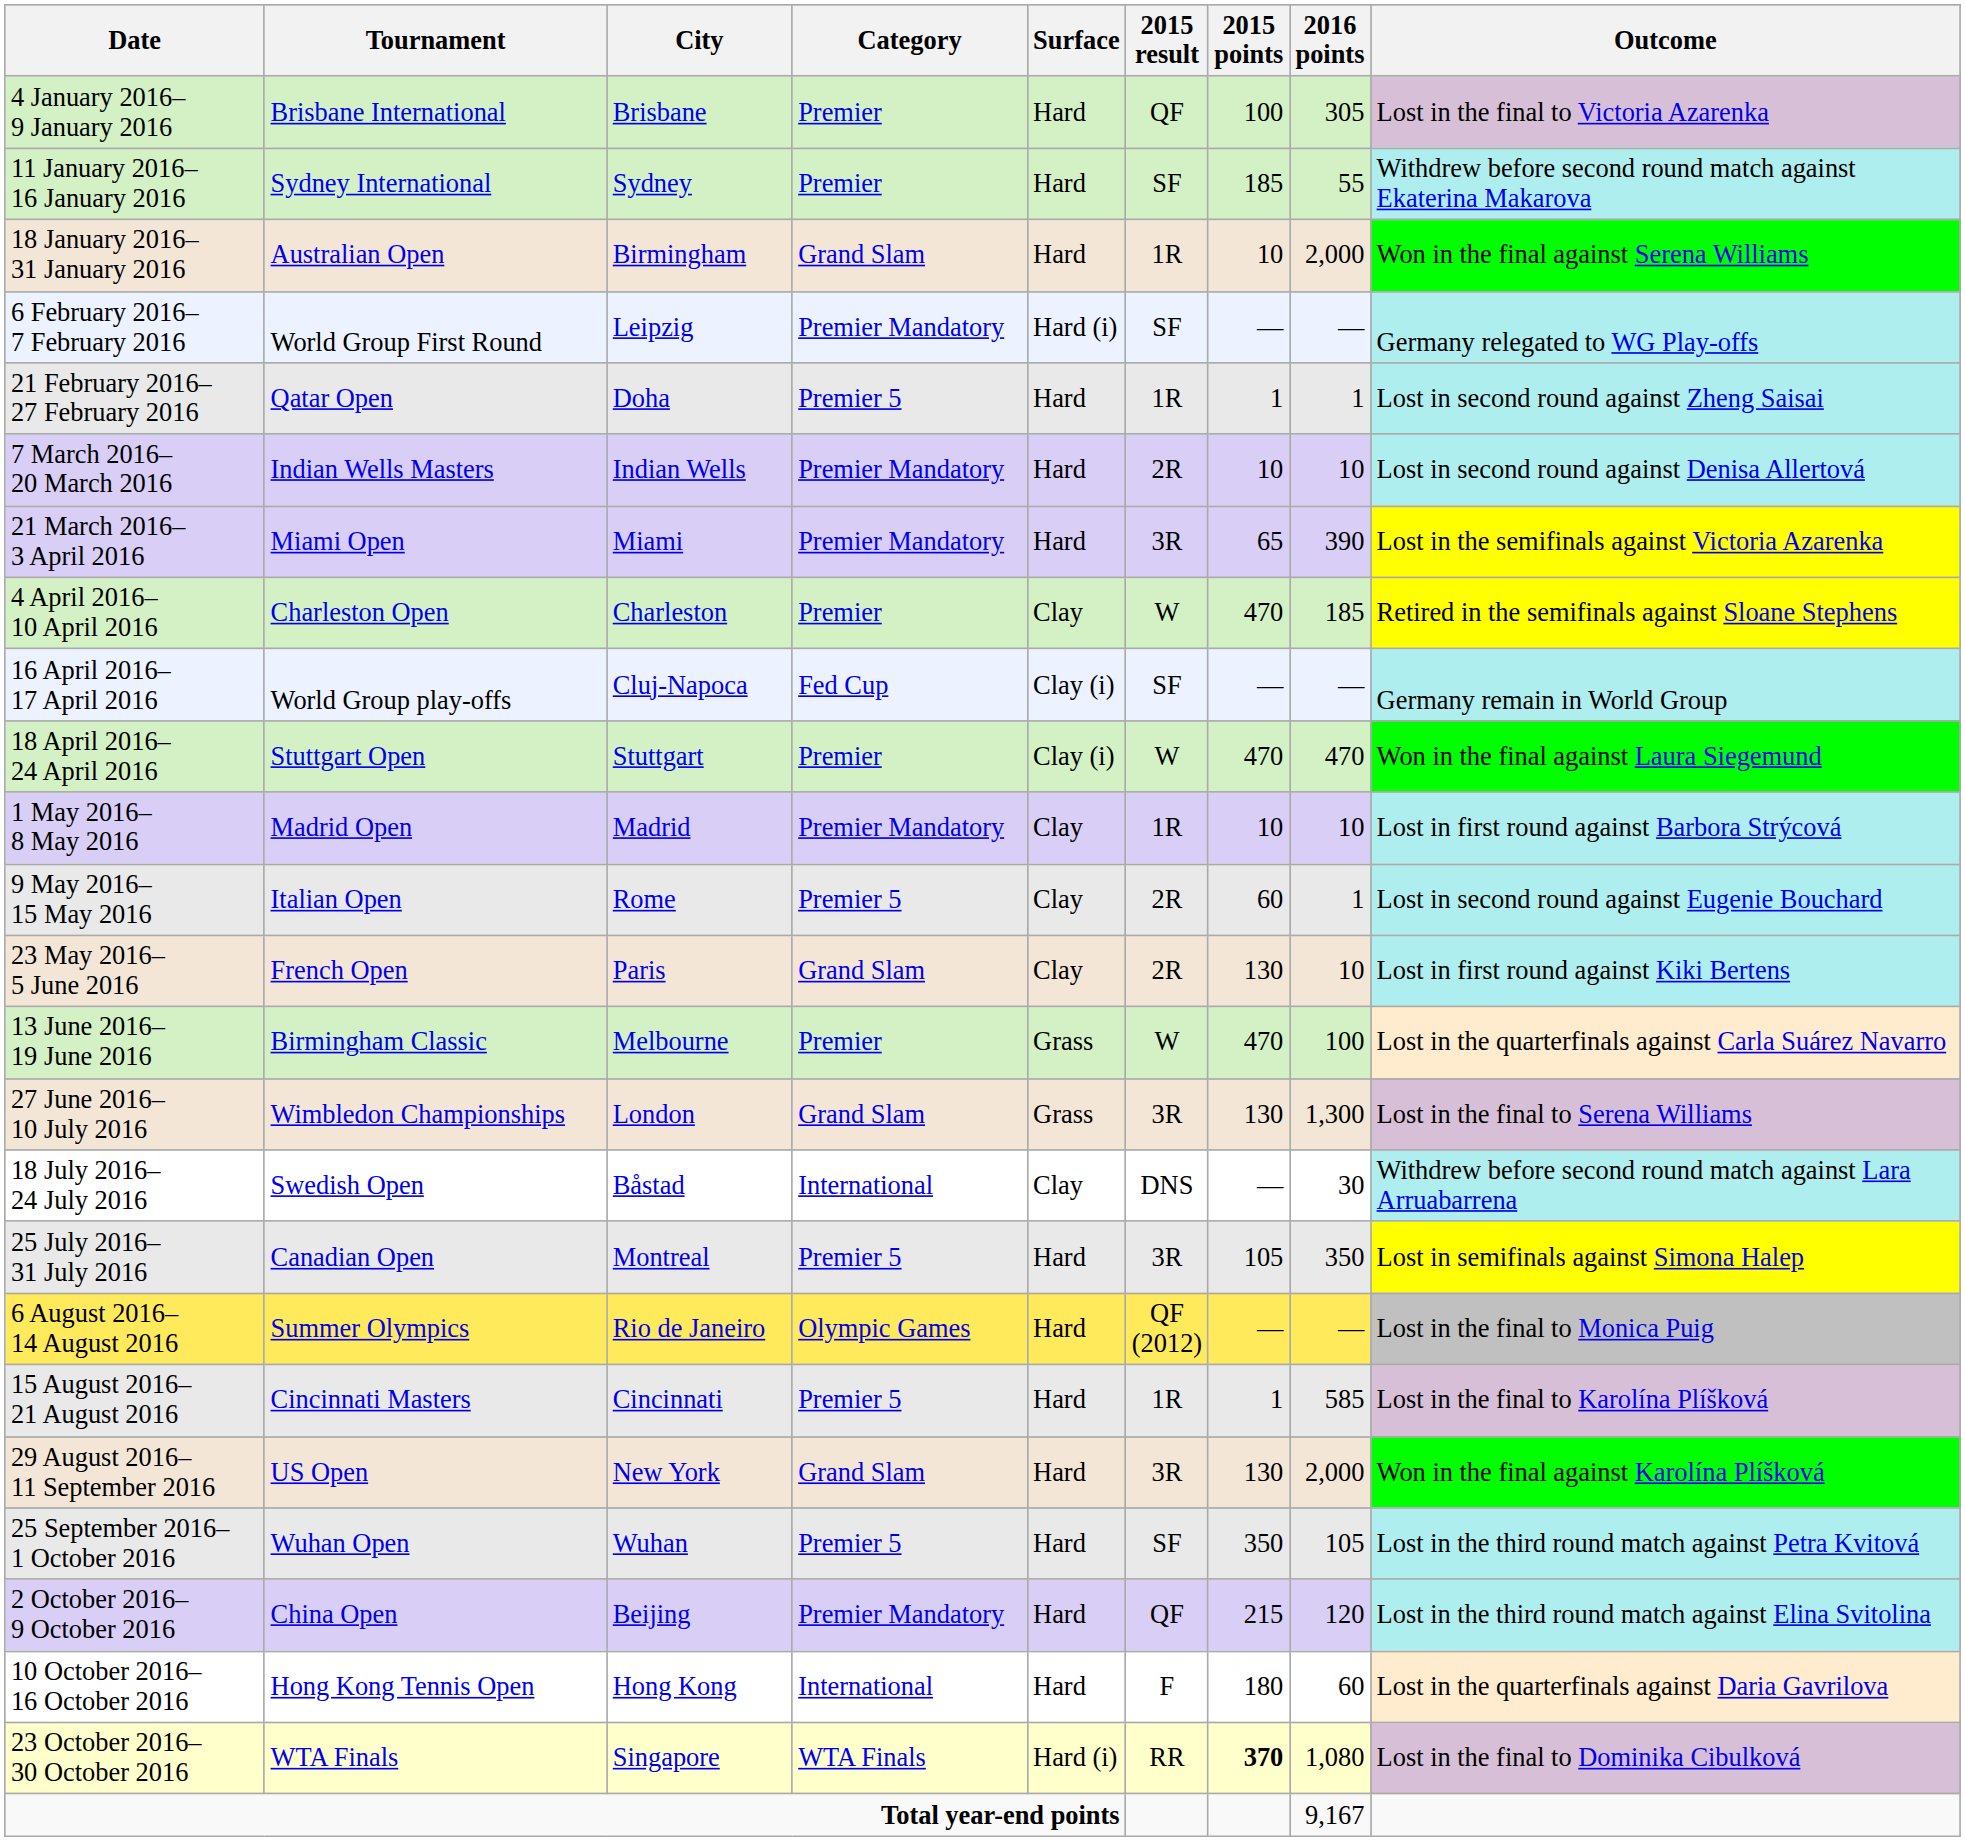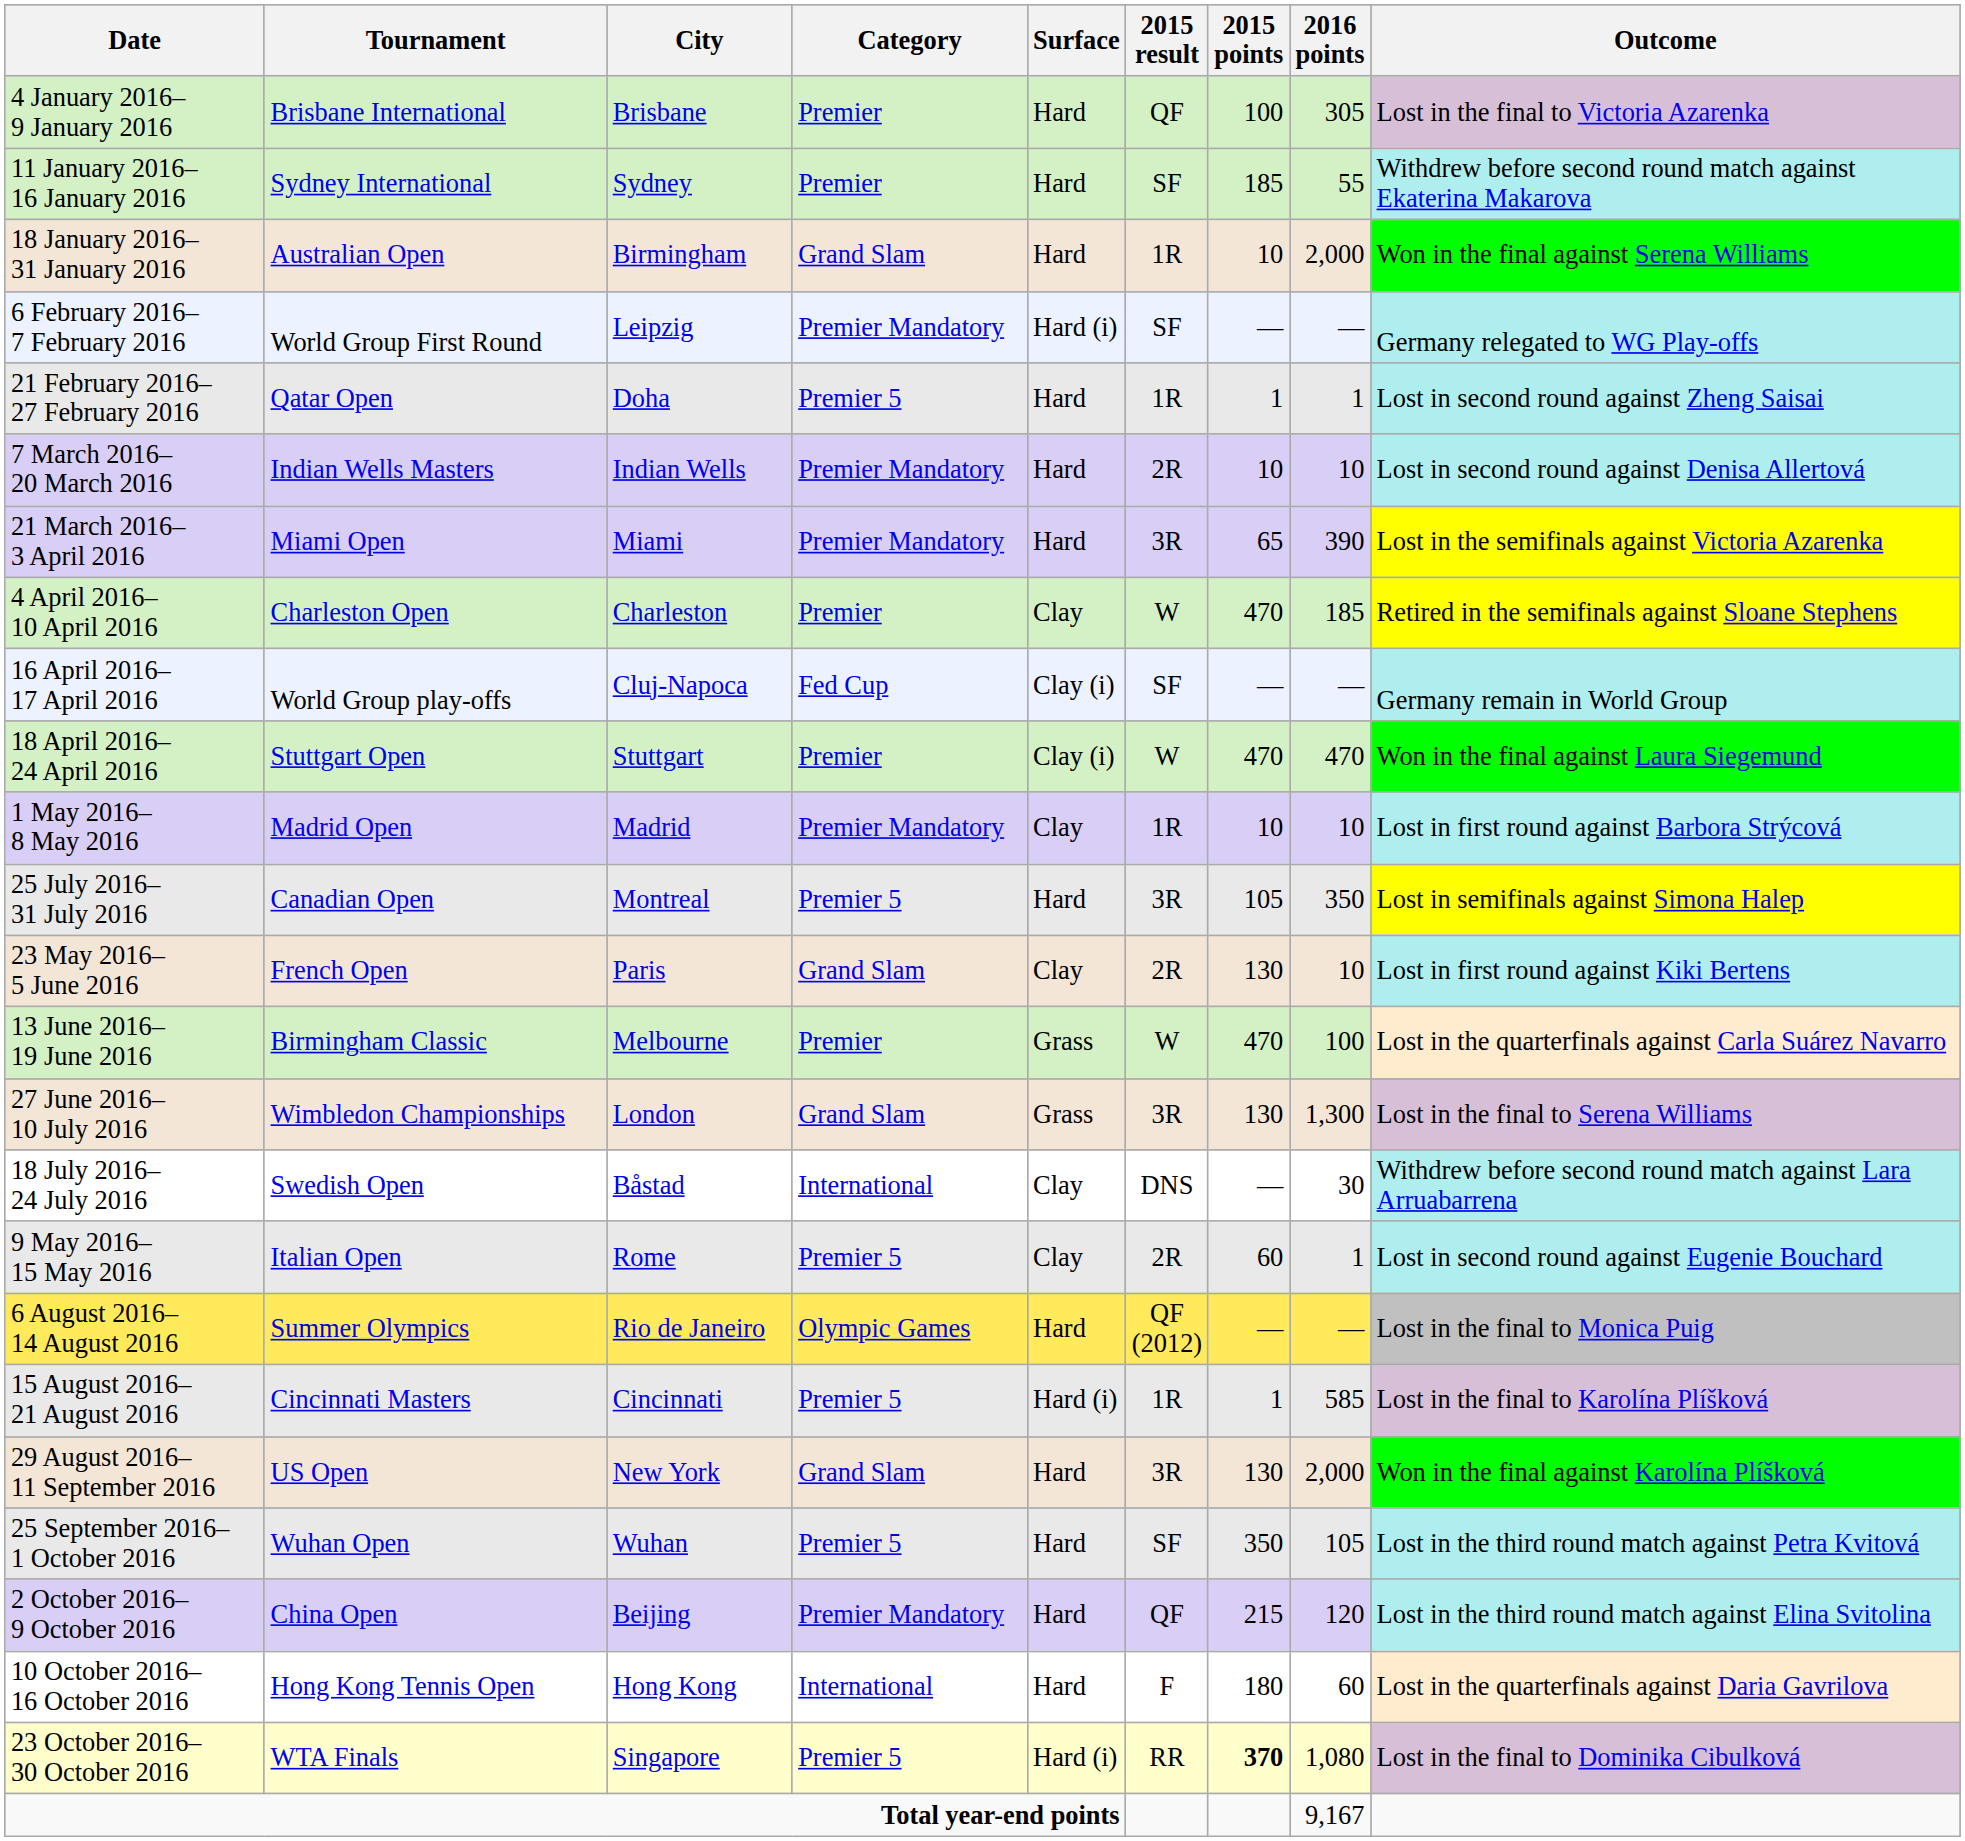rows swapped: (81, 899) <-> (86, 1256)
(1059, 1400) Hard -> (1075, 1400) Hard (i)
(862, 1757) WTA Finals -> (850, 1757) Premier 5
